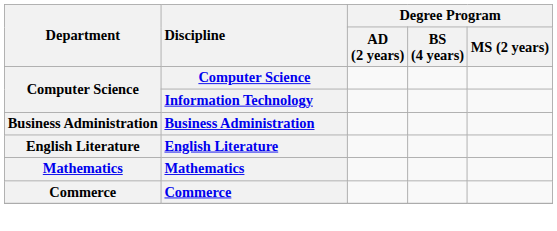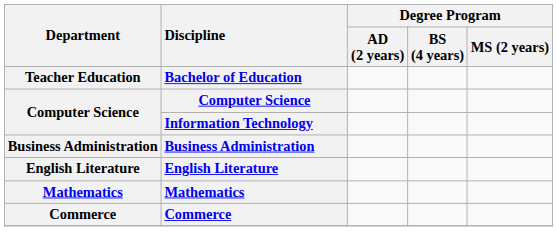+ row: (233, 77)
